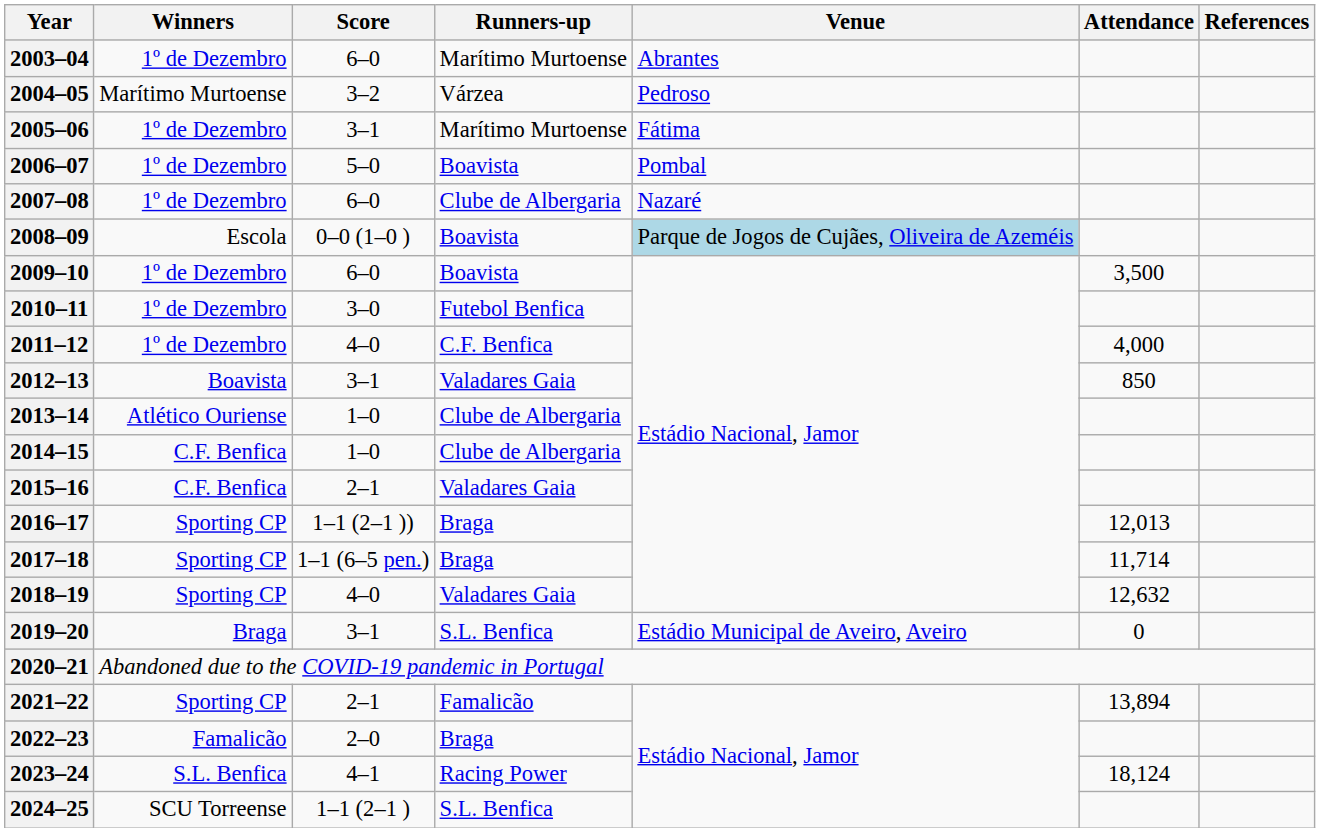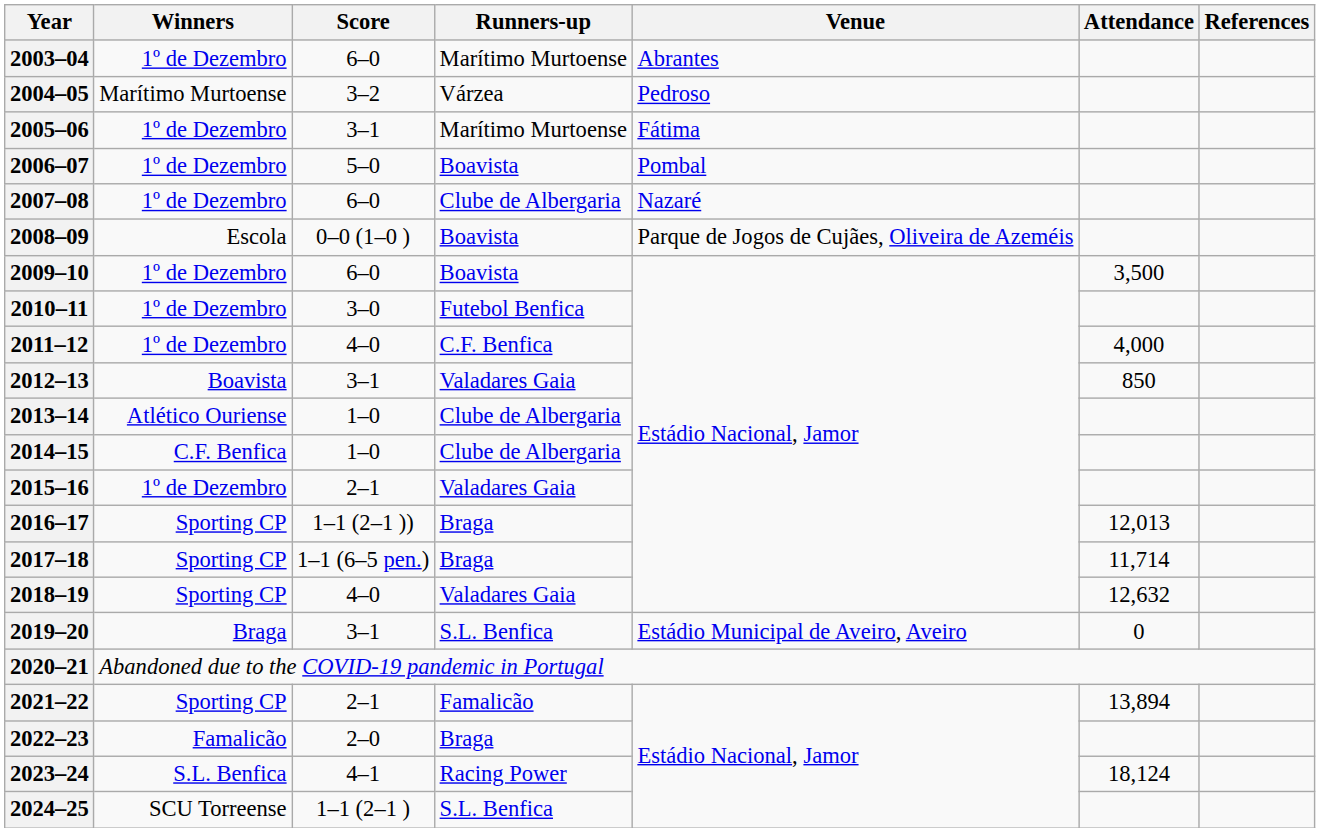(855, 237) lightblue background -> (855, 237) no background
(230, 487) C.F. Benfica -> (214, 487) 1º de Dezembro
